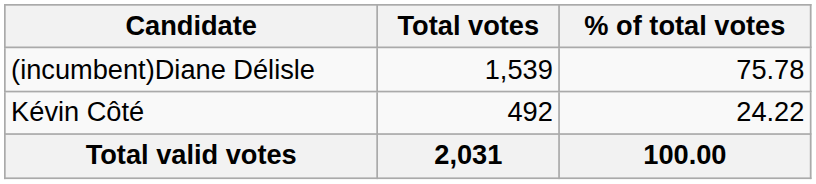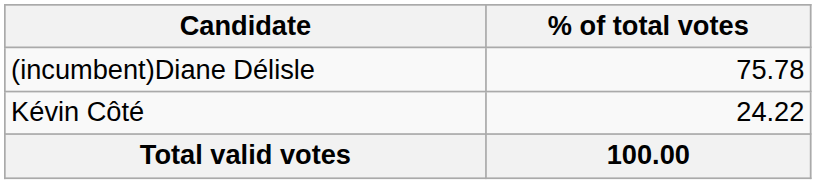- column: (468, 26)
